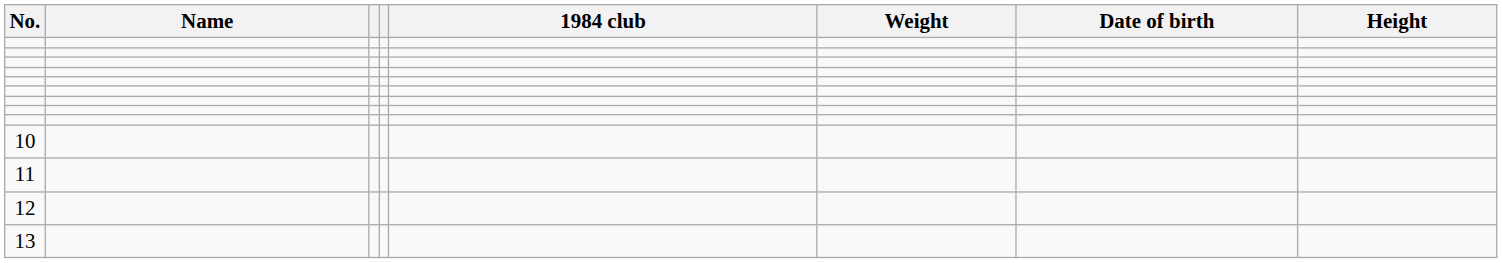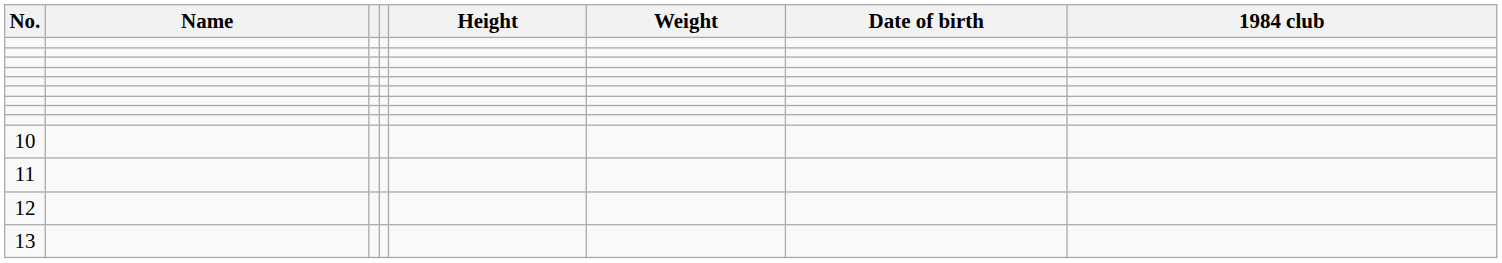columns swapped: (1397, 21) <-> (603, 21)
